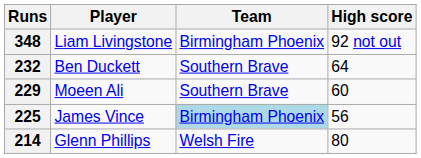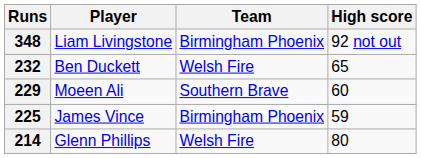(234, 66) Southern Brave -> (217, 66) Welsh Fire
(340, 66) 64 -> (340, 66) 65
(252, 116) lightblue background -> (252, 116) no background
(340, 116) 56 -> (340, 116) 59
